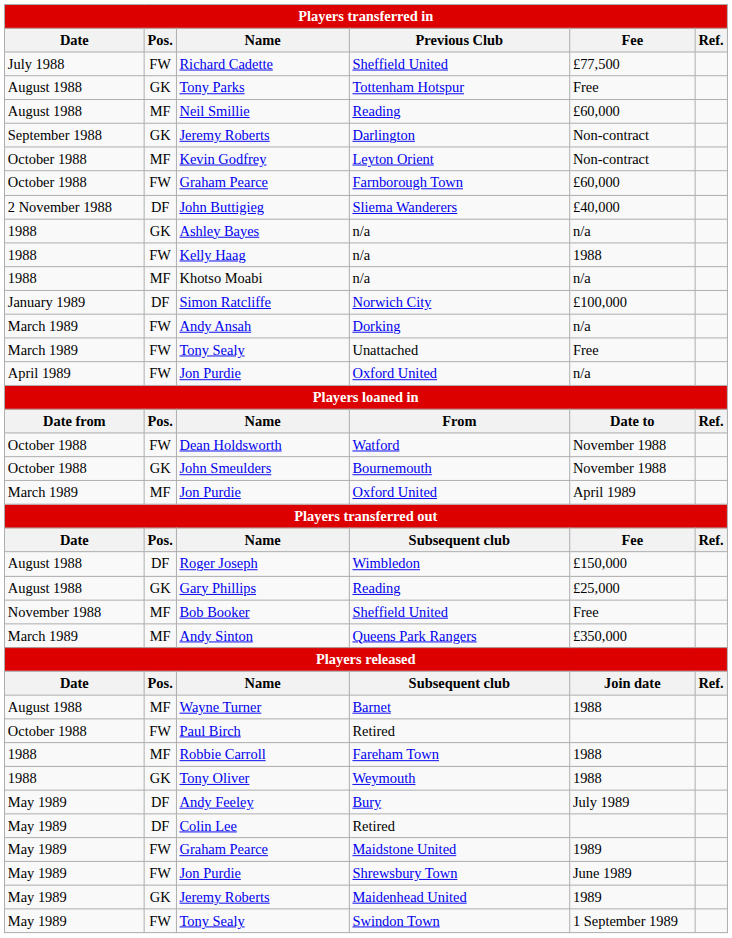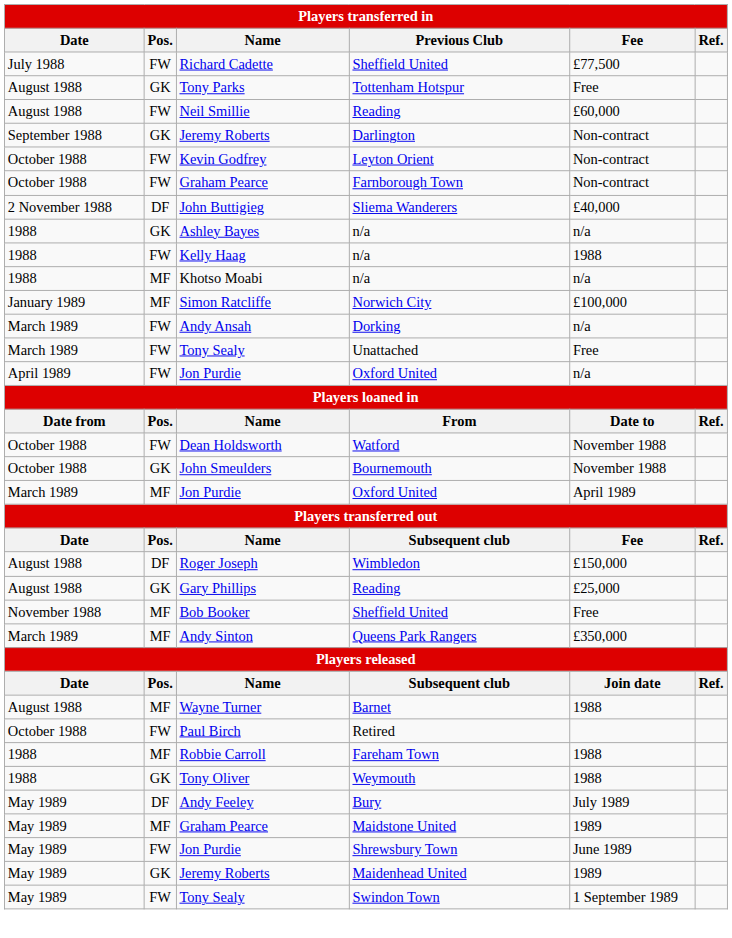(160, 111) MF -> (160, 111) FW
(160, 159) MF -> (160, 159) FW
(596, 183) £60,000 -> (611, 183) Non-contract
(160, 302) DF -> (160, 302) MF
- row: (37, 826)
(160, 849) FW -> (160, 826) MF
